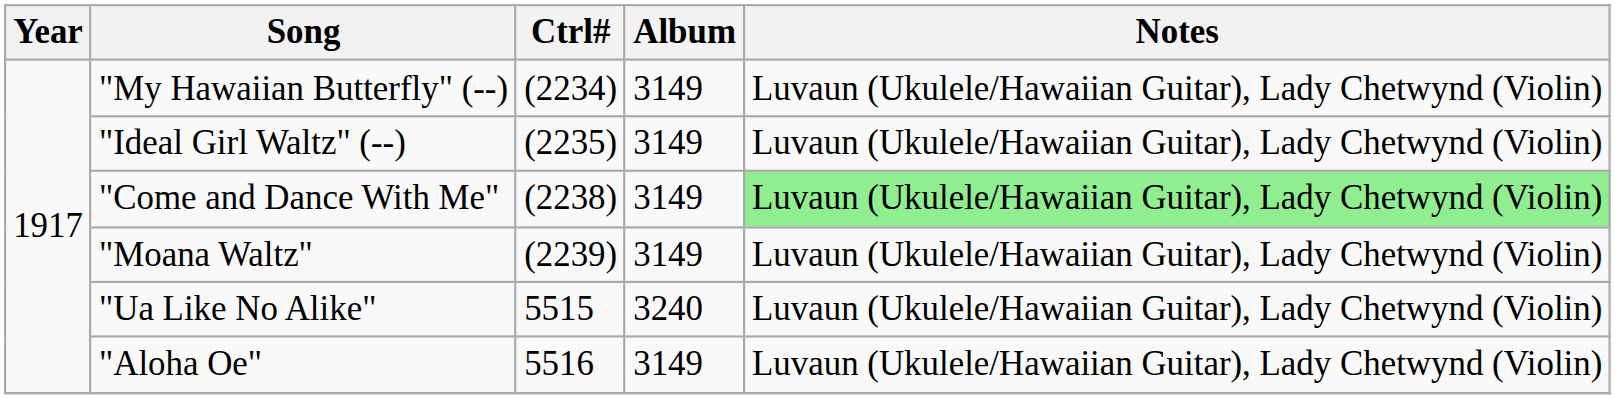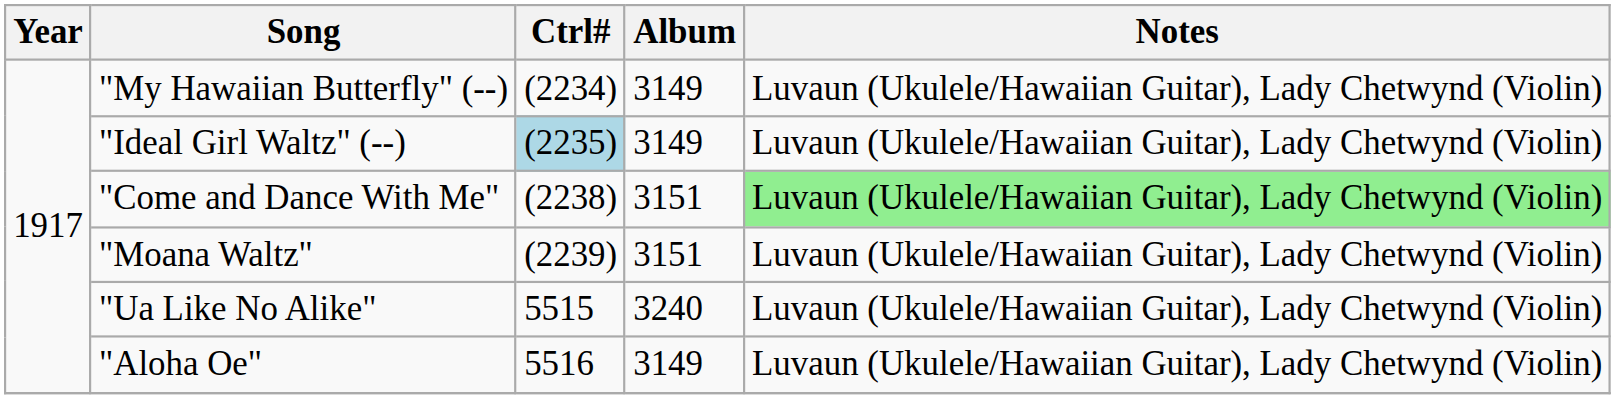(571, 142) no background -> (571, 142) lightblue background
(668, 198) 3149 -> (668, 198) 3151
(668, 253) 3149 -> (668, 253) 3151
